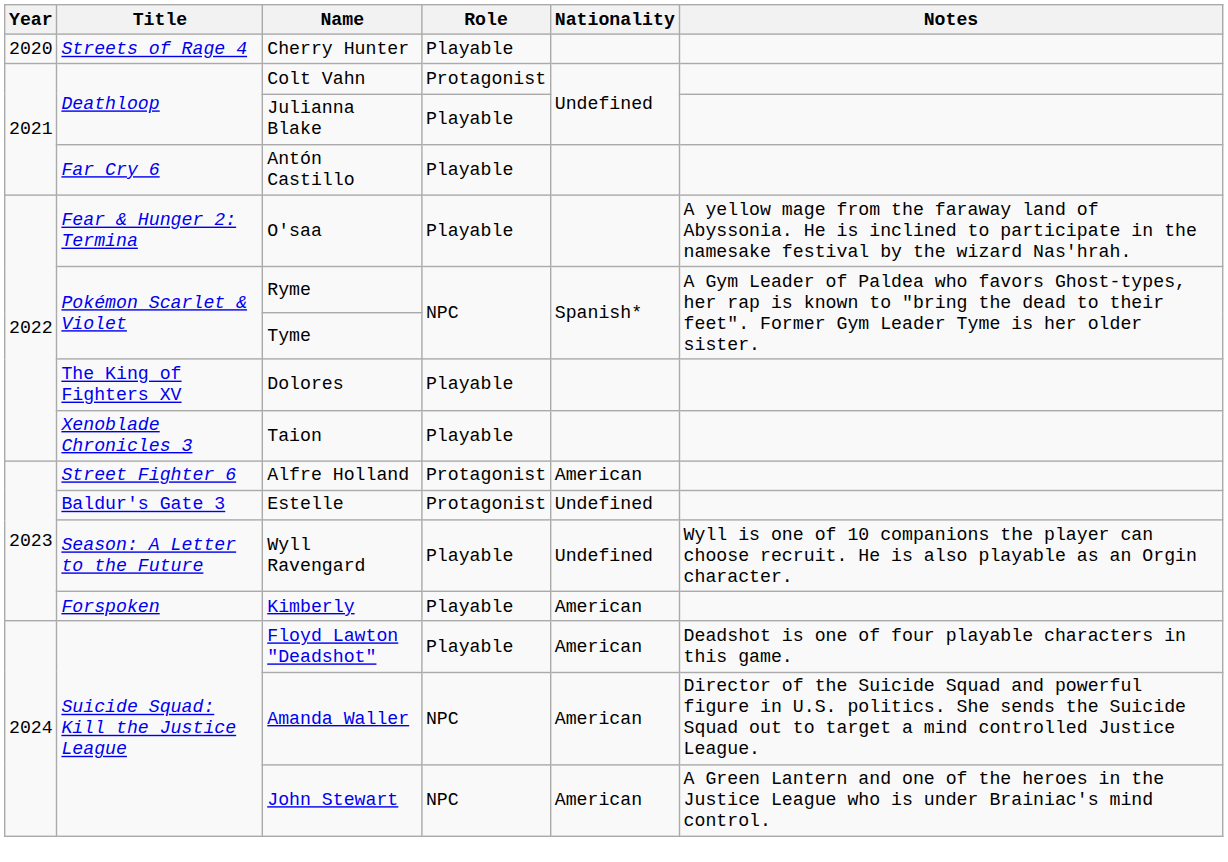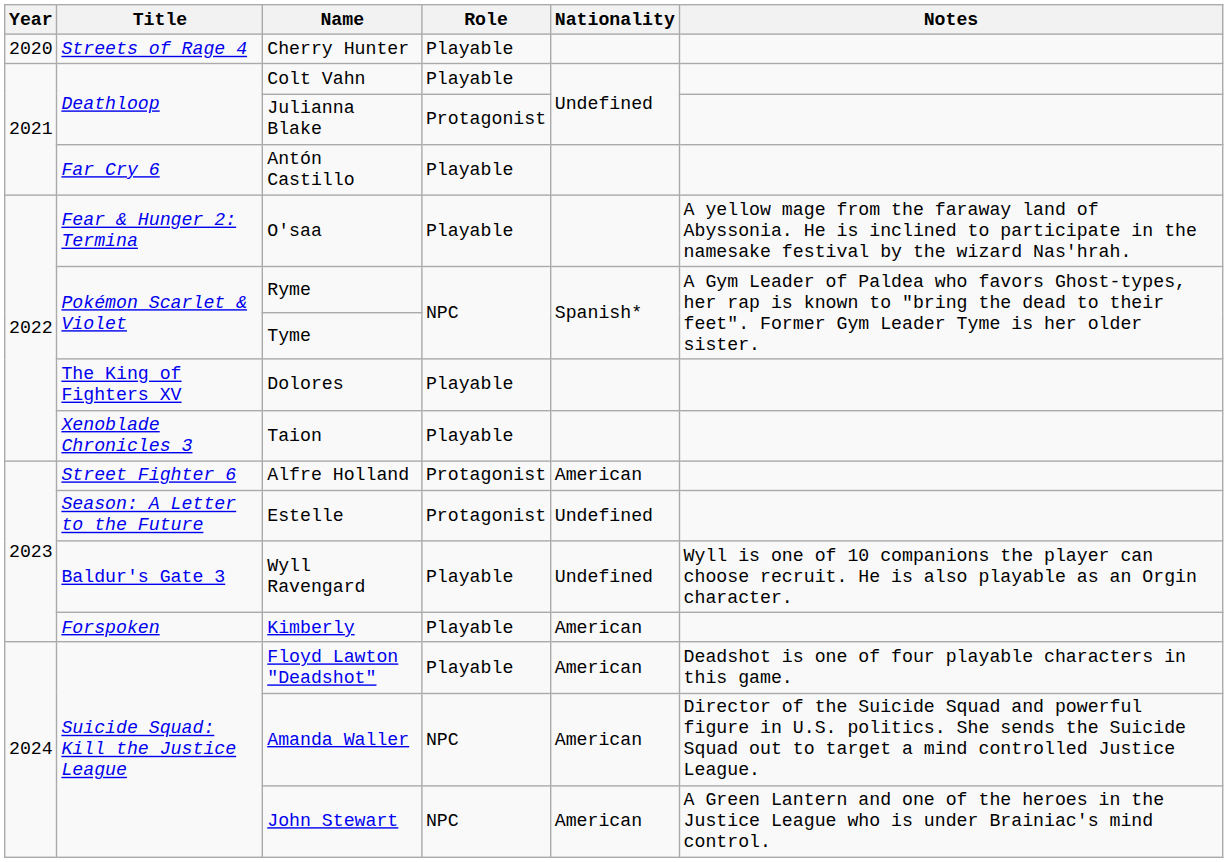(486, 79) Protagonist -> (470, 79) Playable
(470, 119) Playable -> (486, 119) Protagonist
(143, 505) Baldur's Gate 3 -> (149, 516) Season: A Letter to the Future
(149, 556) Season: A Letter to the Future -> (143, 577) Baldur's Gate 3
